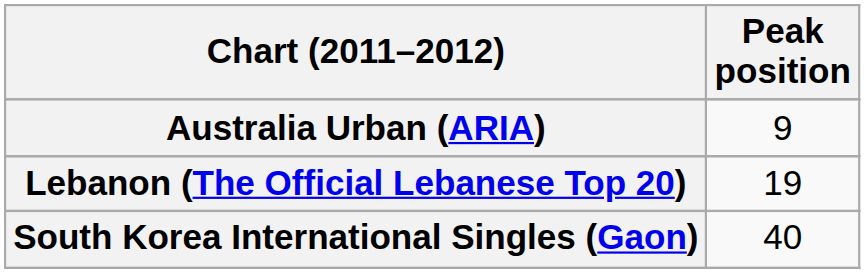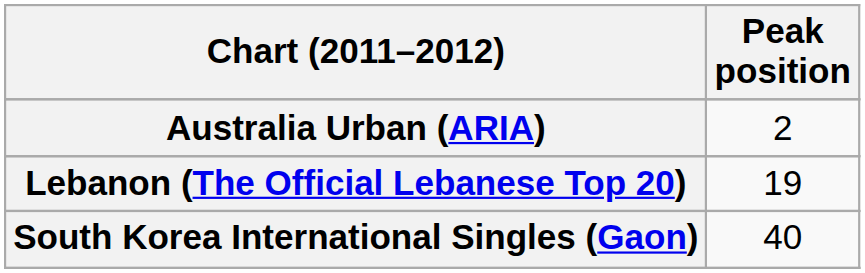(783, 127) 9 -> (783, 127) 2
